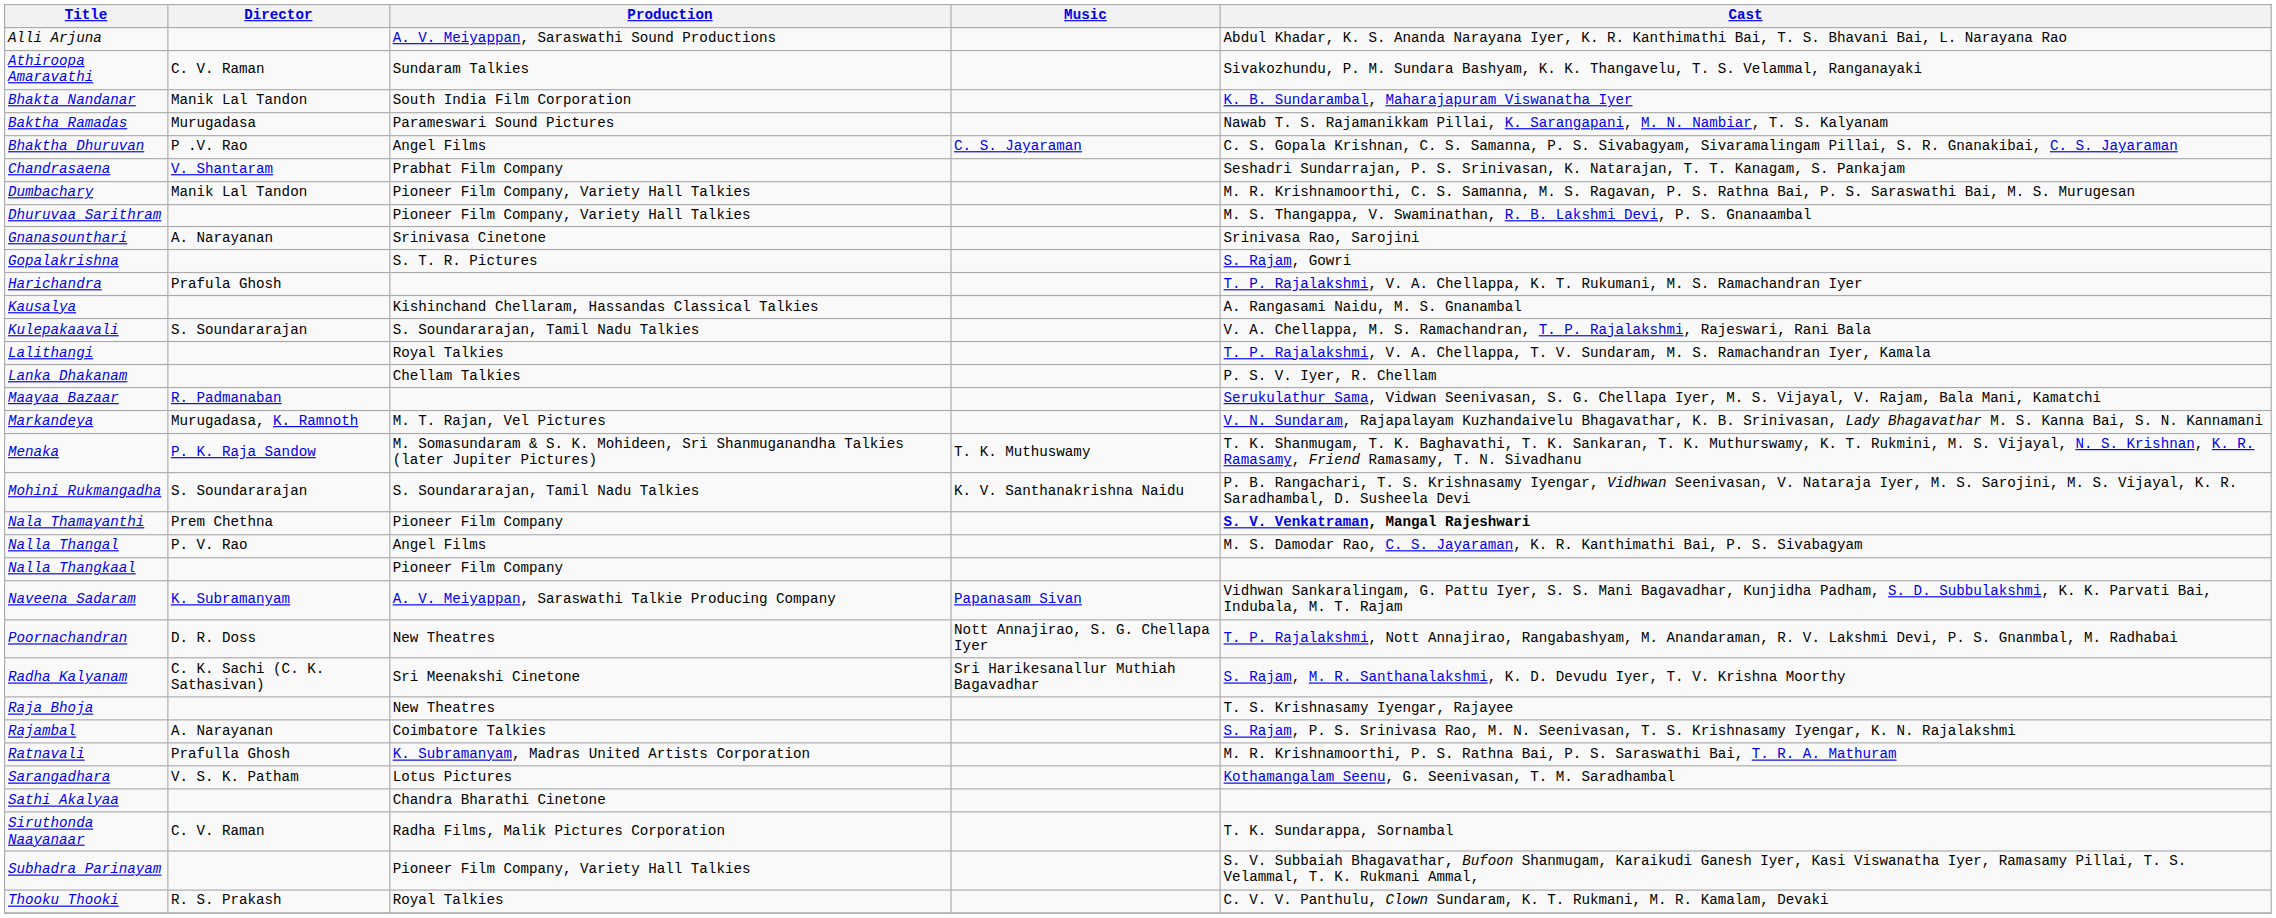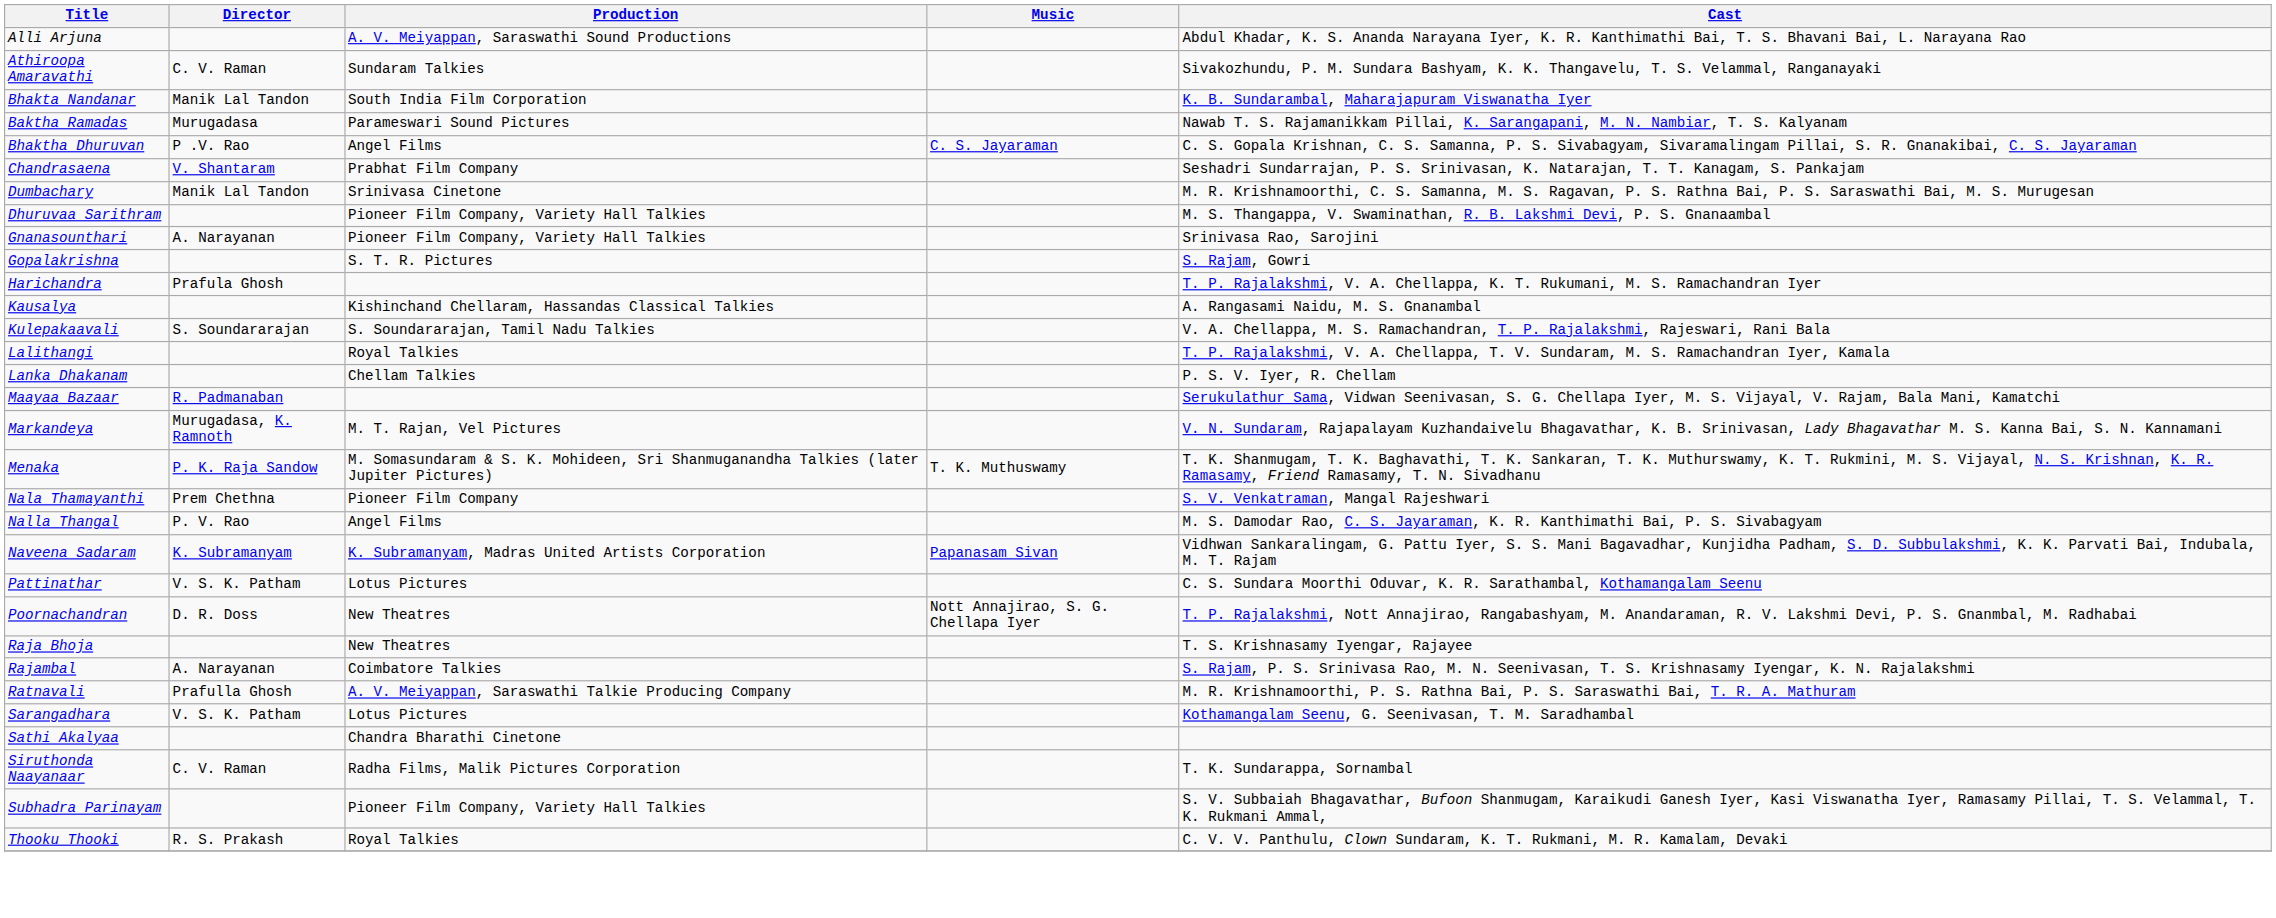(572, 193) Pioneer Film Company, Variety Hall Talkies -> (425, 193) Srinivasa Cinetone
(469, 239) Srinivasa Cinetone -> (527, 239) Pioneer Film Company, Variety Hall Talkies
- row: (85, 492)
(1377, 523) bold -> (1336, 500) normal
- row: (72, 569)
(614, 600) A. V. Meiyappan, Saraswathi Talkie Producing Company -> (557, 554) K. Subramanyam, Madras United Artists Corporation
+ row: (55, 585)
- row: (68, 678)
(601, 755) K. Subramanyam, Madras United Artists Corporation -> (569, 693) A. V. Meiyappan, Saraswathi Talkie Producing Company
